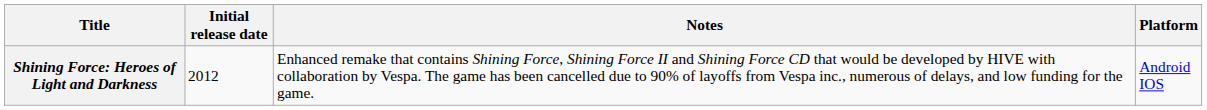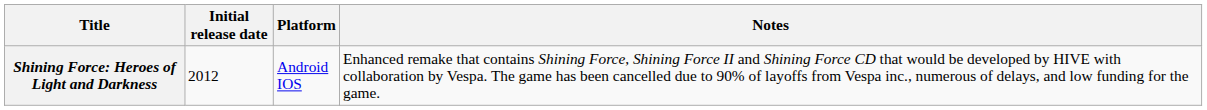columns swapped: (1169, 25) <-> (705, 25)
